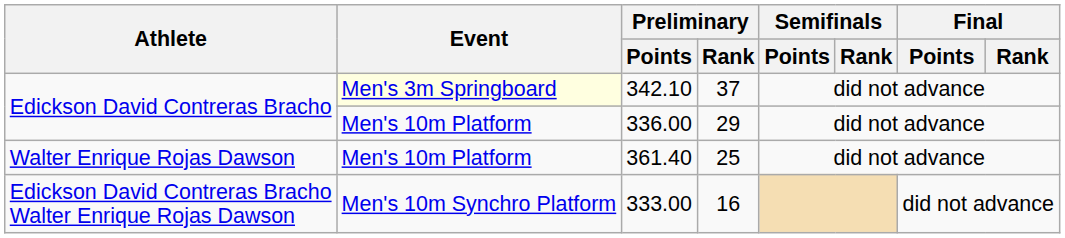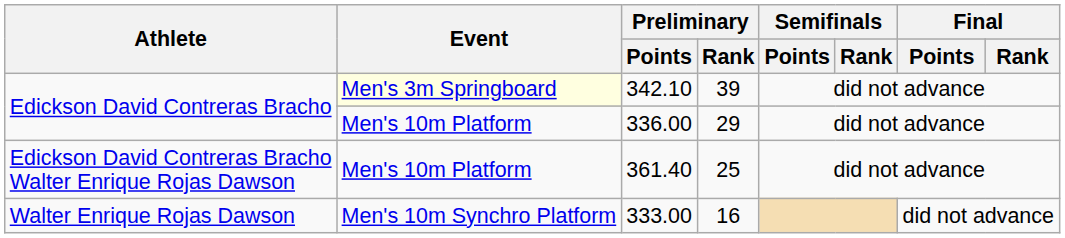(728, 90) 37 -> (728, 90) 39
(152, 158) Walter Enrique Rojas Dawson -> (171, 170) Edickson David Contreras Bracho Walter Enrique Rojas Dawson
(171, 203) Edickson David Contreras Bracho Walter Enrique Rojas Dawson -> (152, 215) Walter Enrique Rojas Dawson
